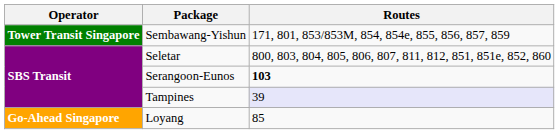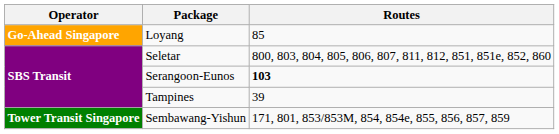rows swapped: (164, 117) <-> (196, 35)
(258, 96) lavender background -> (258, 96) no background
